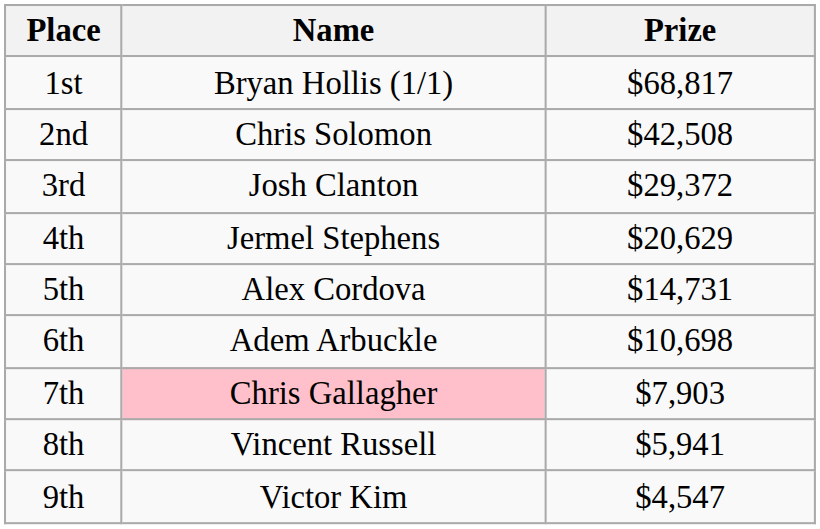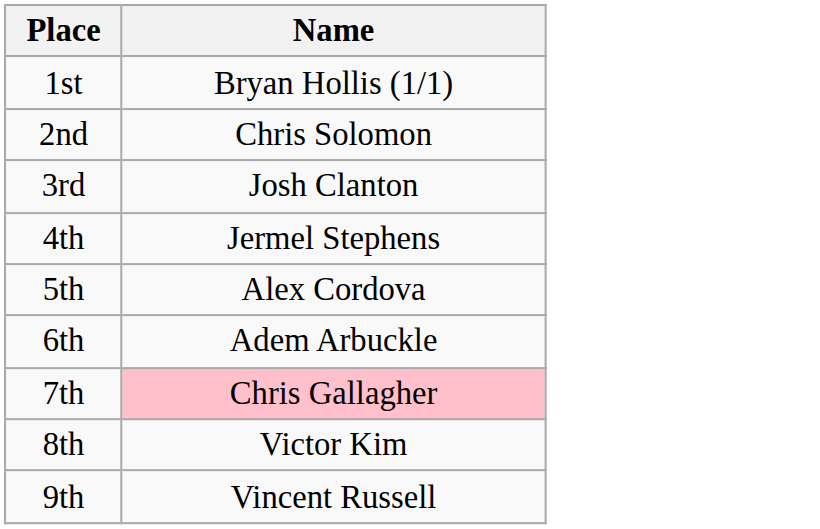- column: (680, 30)
(334, 444) Vincent Russell -> (334, 444) Victor Kim
(334, 496) Victor Kim -> (334, 496) Vincent Russell
